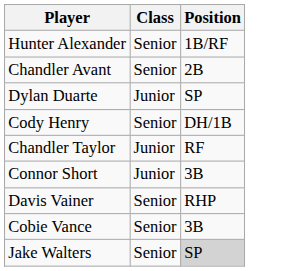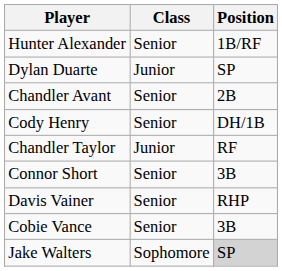rows swapped: (60, 69) <-> (53, 95)
(154, 174) Junior -> (155, 174) Senior
(155, 252) Senior -> (172, 252) Sophomore
